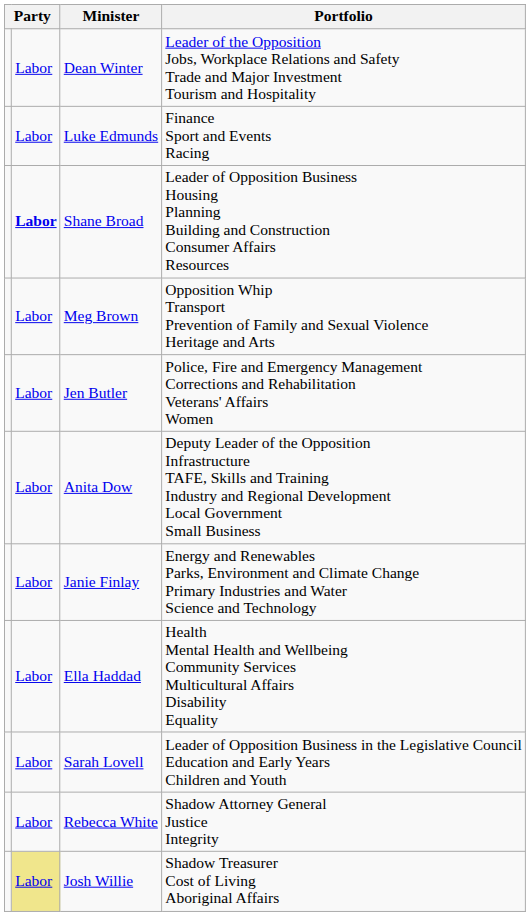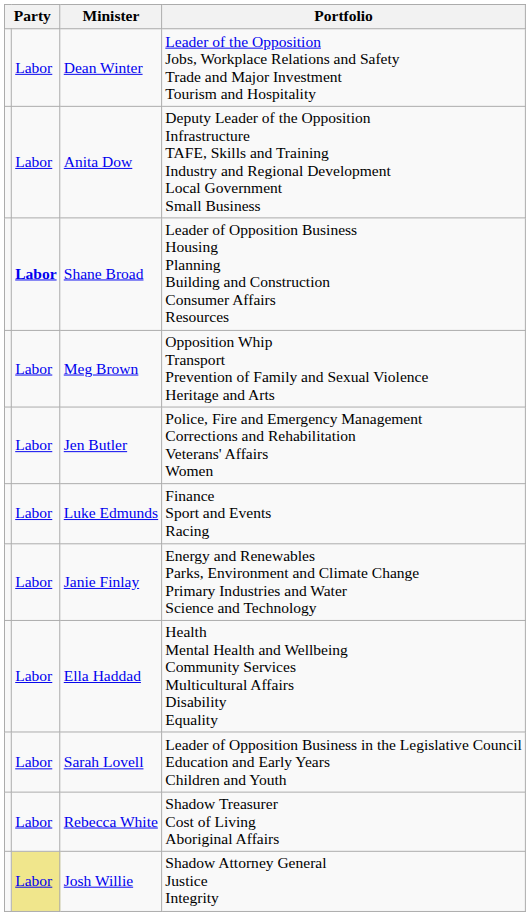rows swapped: (98, 487) <-> (111, 135)
(246, 821) Shadow Attorney General Justice Integrity -> (222, 821) Shadow Treasurer Cost of Living Aboriginal Affairs
(222, 881) Shadow Treasurer Cost of Living Aboriginal Affairs -> (246, 881) Shadow Attorney General Justice Integrity
